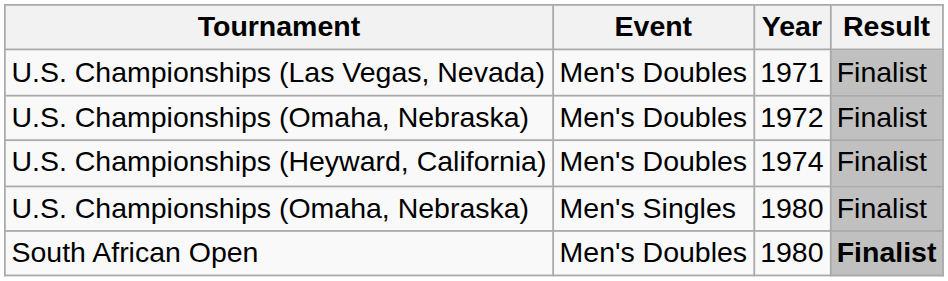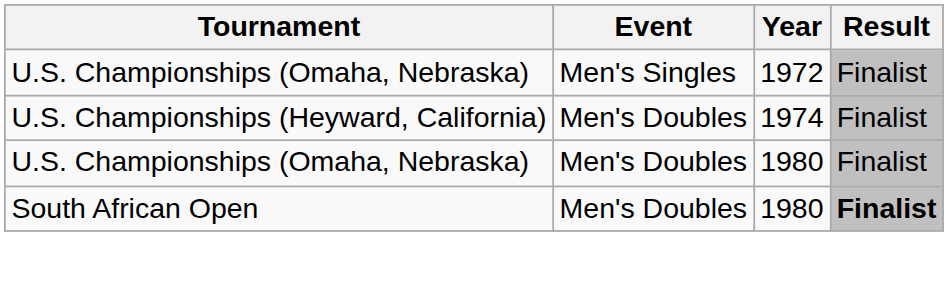- row: (278, 72)
(653, 117) Men's Doubles -> (648, 72) Men's Singles
(648, 207) Men's Singles -> (653, 162) Men's Doubles
